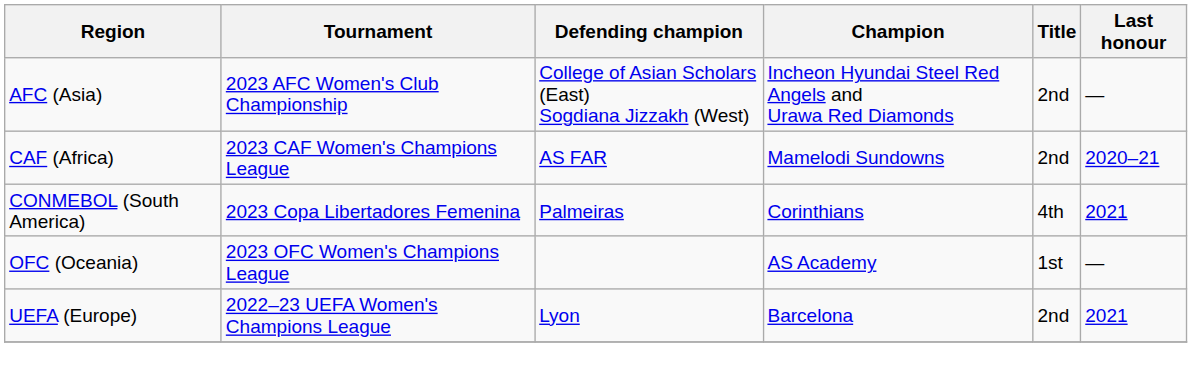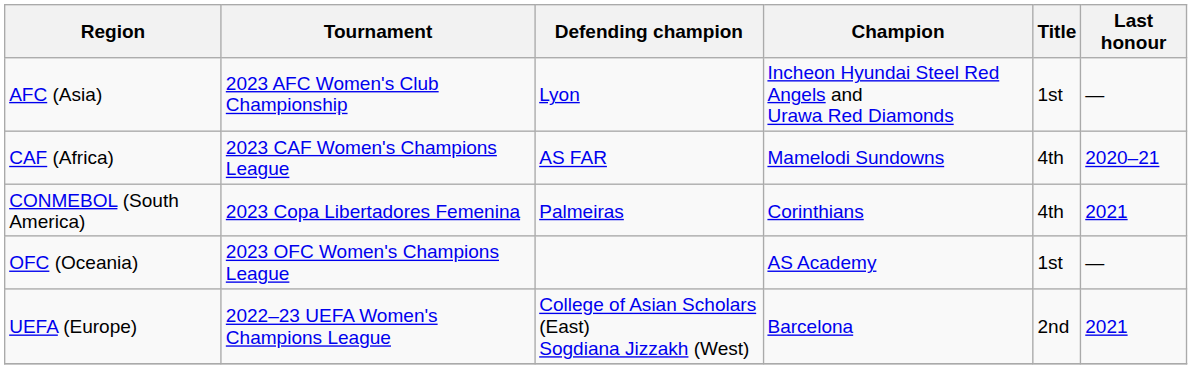(648, 94) College of Asian Scholars (East) Sogdiana Jizzakh (West) -> (559, 94) Lyon
(1053, 94) 2nd -> (1050, 94) 1st
(1053, 158) 2nd -> (1051, 158) 4th
(559, 315) Lyon -> (648, 326) College of Asian Scholars (East) Sogdiana Jizzakh (West)
